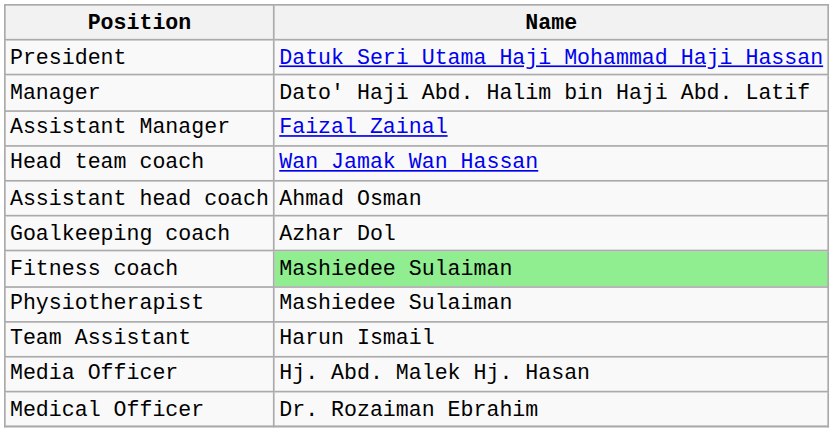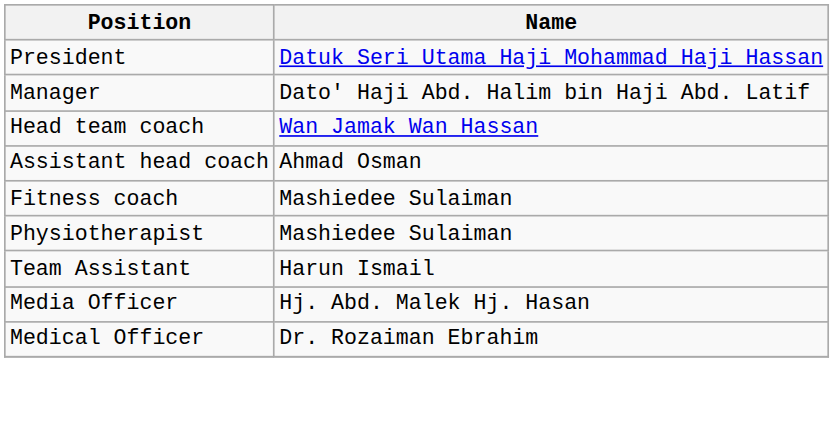- row: (120, 128)
- row: (120, 233)
(396, 269) lightgreen background -> (396, 198) no background
